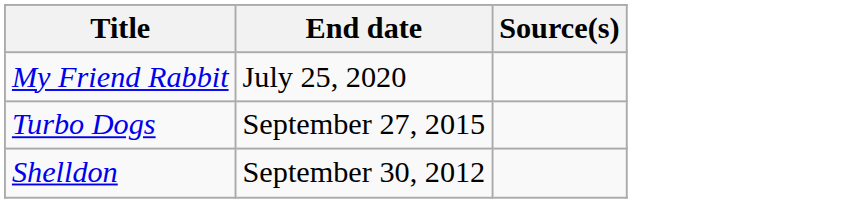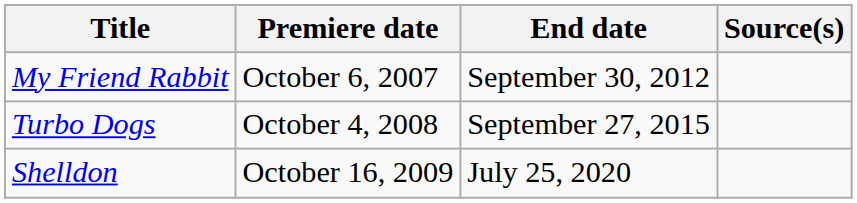+ column: (348, 28)
(324, 76) July 25, 2020 -> (589, 76) September 30, 2012
(364, 172) September 30, 2012 -> (549, 172) July 25, 2020
